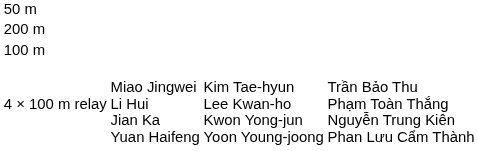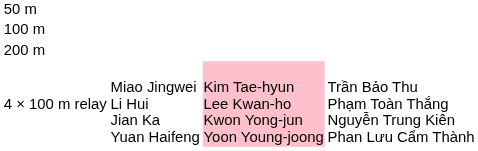rows swapped: (24, 50) <-> (24, 29)
(264, 112) no background -> (264, 112) pink background
